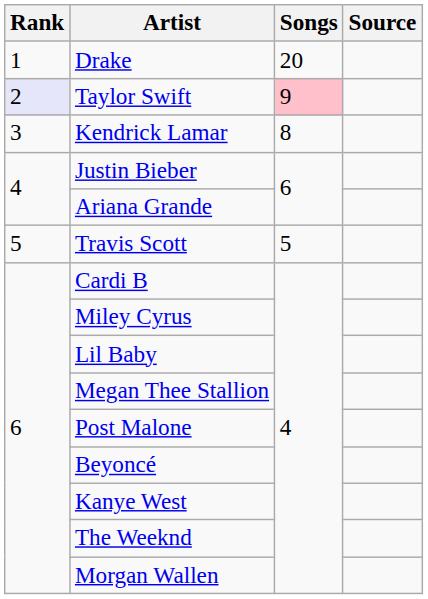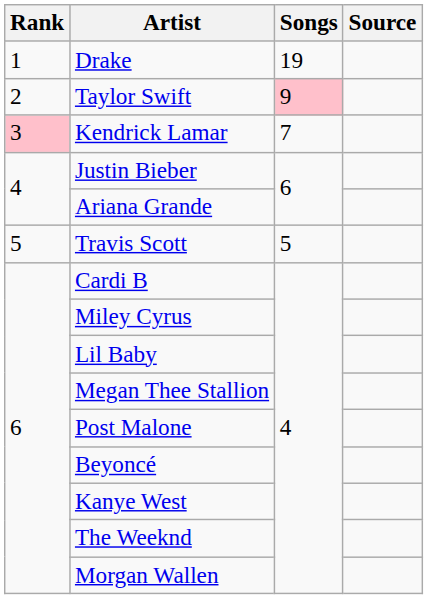(291, 59) 20 -> (291, 59) 19
(16, 96) lavender background -> (16, 96) no background
(16, 133) no background -> (16, 133) pink background
(286, 133) 8 -> (286, 133) 7
